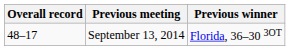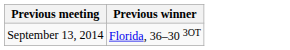- column: (45, 14)
